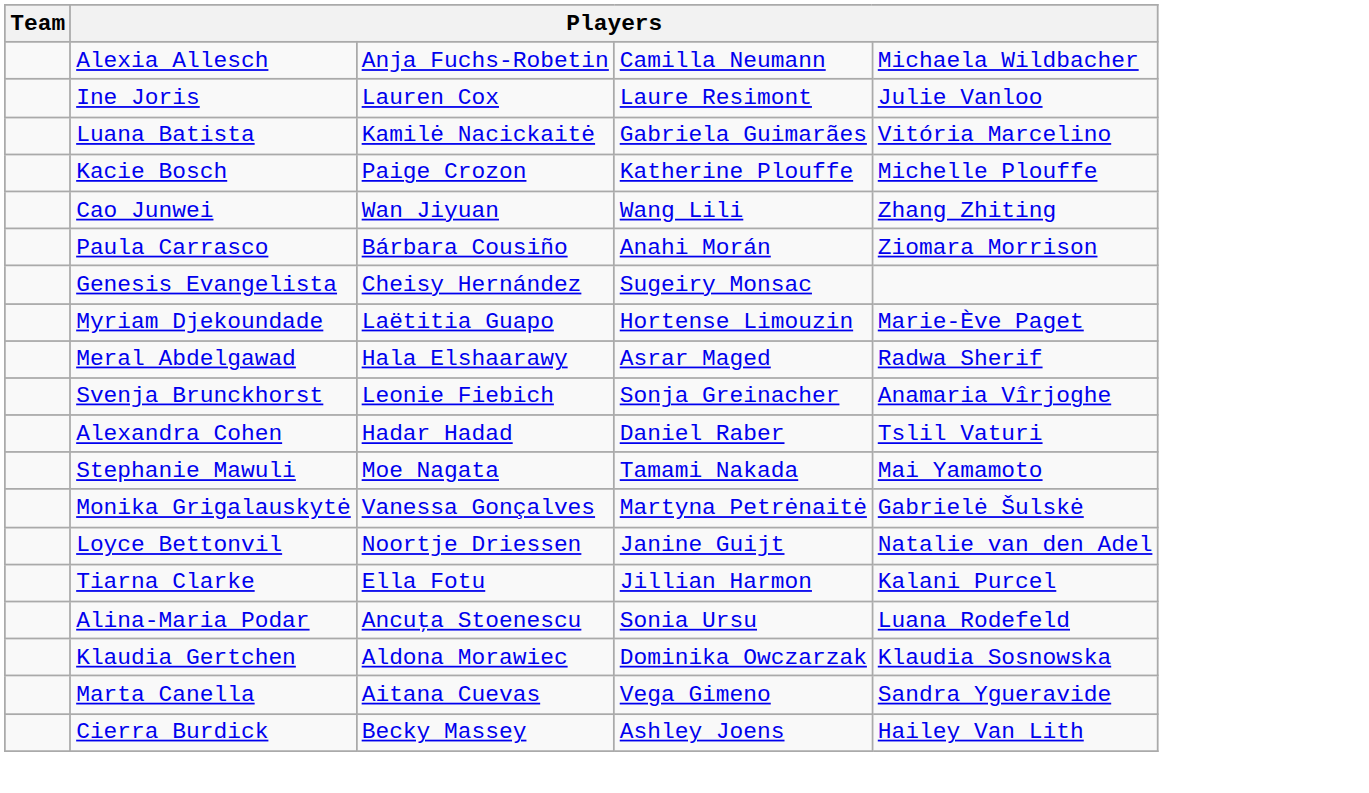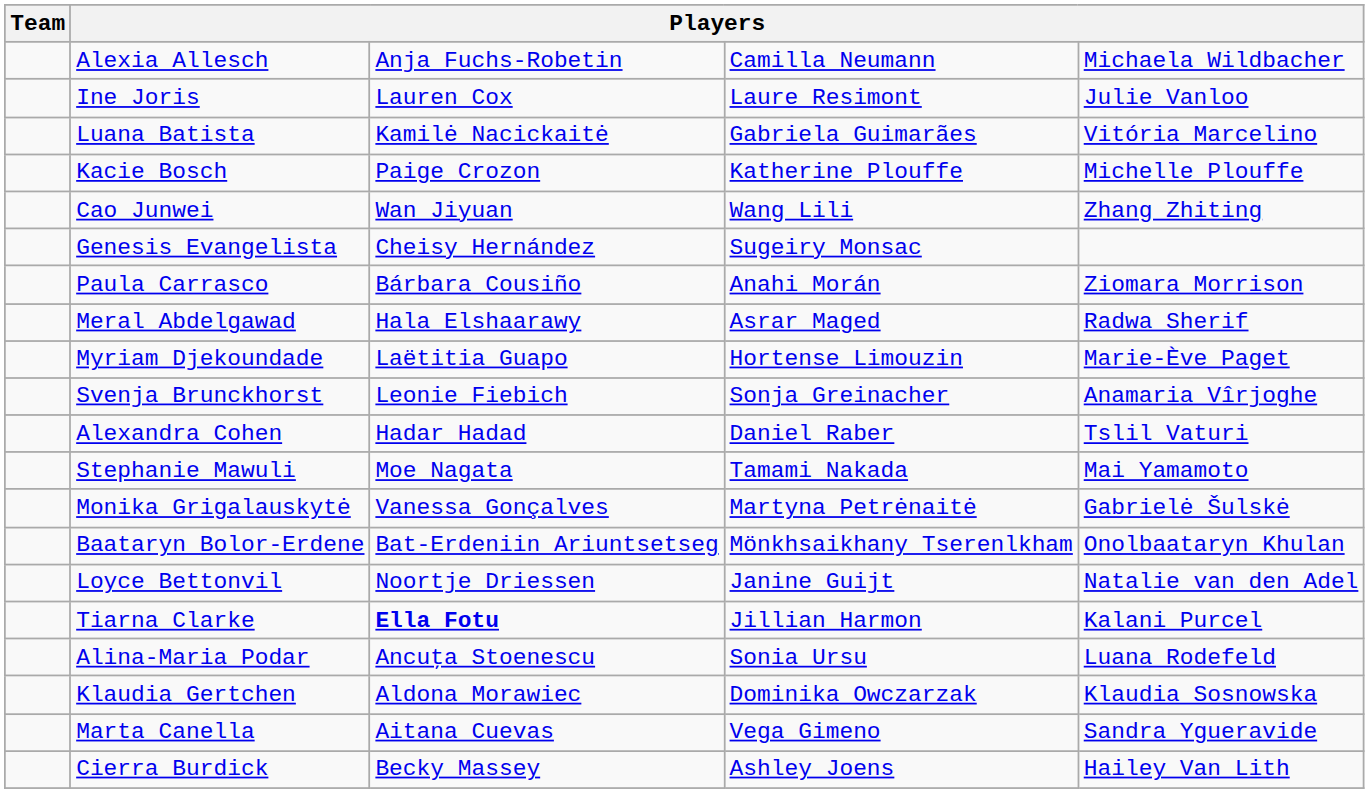rows swapped: (172, 247) <-> (207, 285)
rows swapped: (186, 359) <-> (200, 322)
+ row: (220, 546)
(423, 583) normal -> (437, 620) bold
